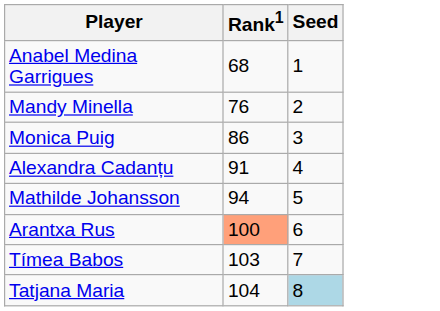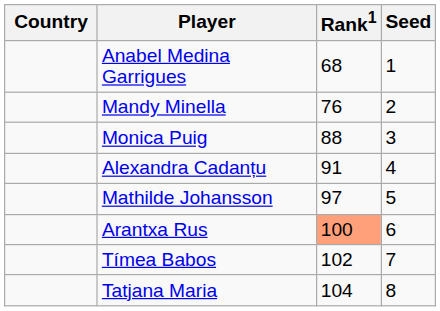+ column: (51, 22)
(239, 137) 86 -> (331, 137) 88
(239, 198) 94 -> (331, 198) 97
(244, 259) 103 -> (337, 259) 102
(298, 290) lightblue background -> (391, 290) no background
